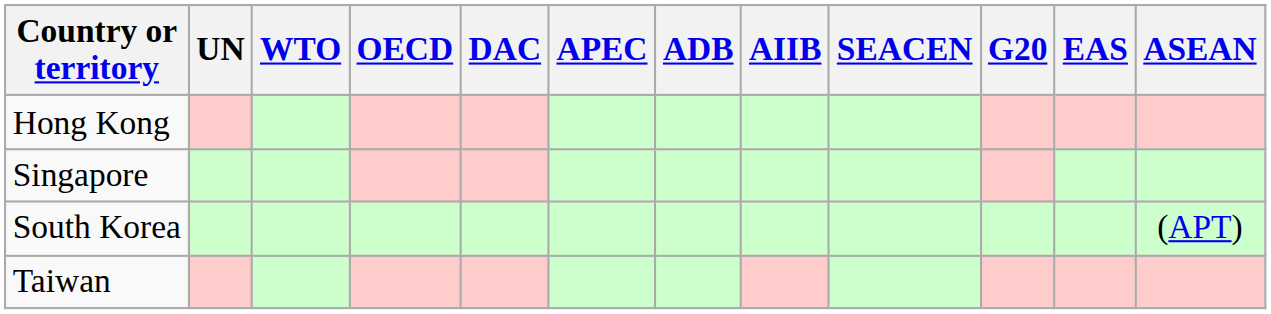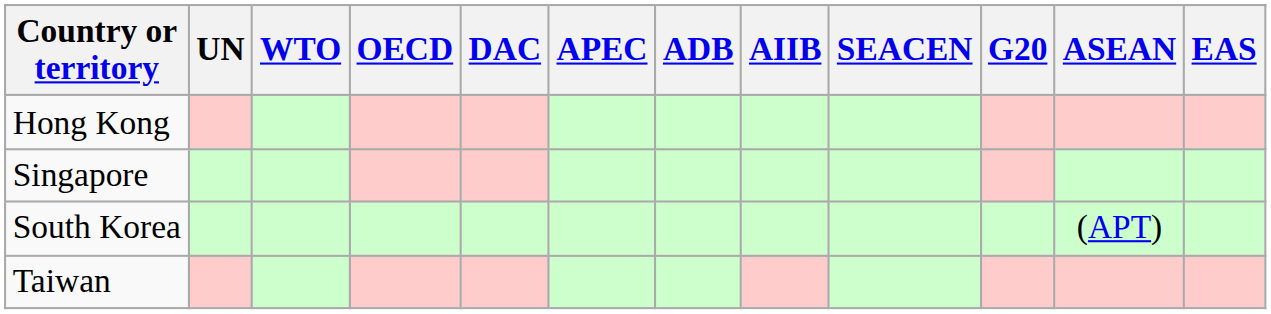columns swapped: (1095, 49) <-> (1200, 49)
